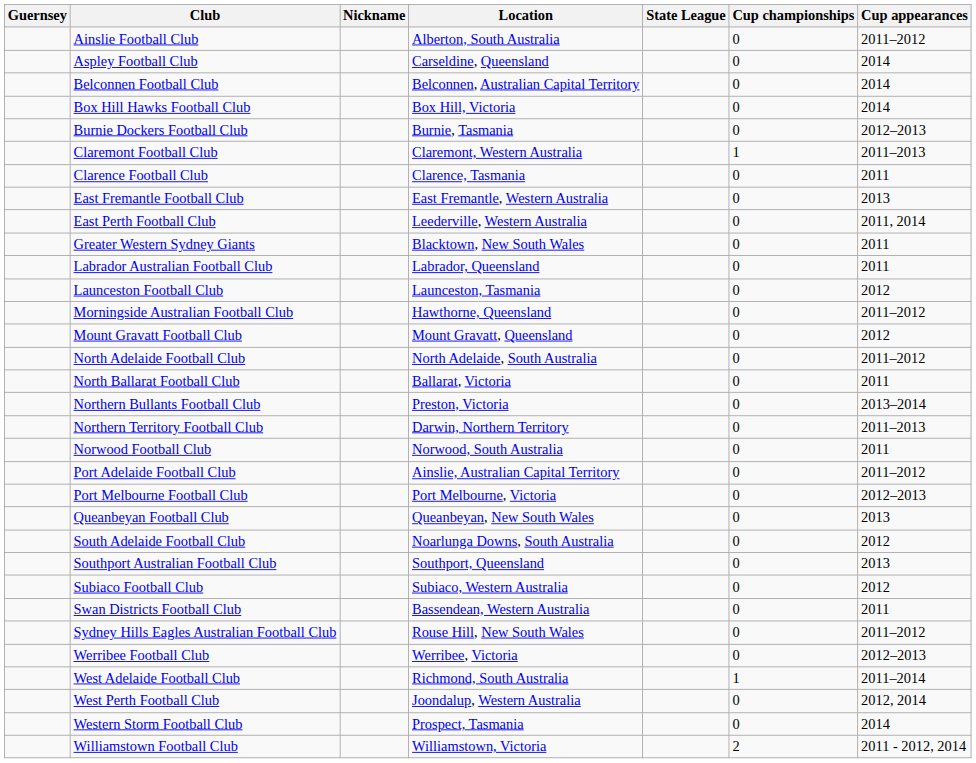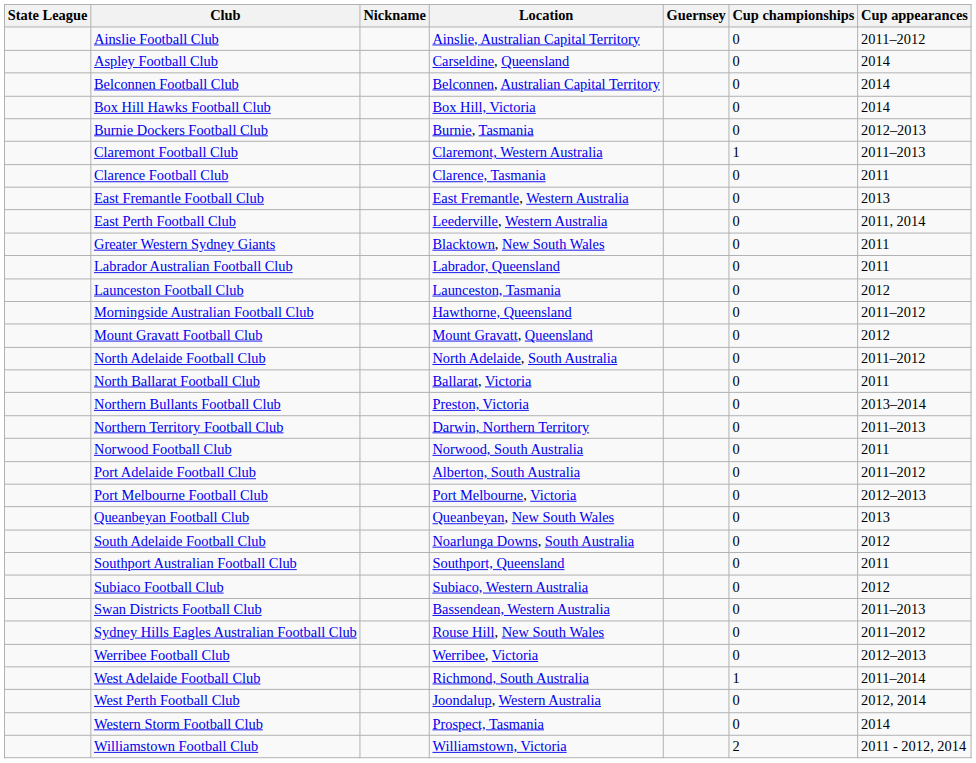columns swapped: (37, 15) <-> (686, 15)
(486, 38) Alberton, South Australia -> (536, 38) Ainslie, Australian Capital Territory
(516, 472) Ainslie, Australian Capital Territory -> (506, 472) Alberton, South Australia
(876, 564) 2013 -> (875, 564) 2011
(875, 609) 2011 -> (893, 609) 2011–2013
